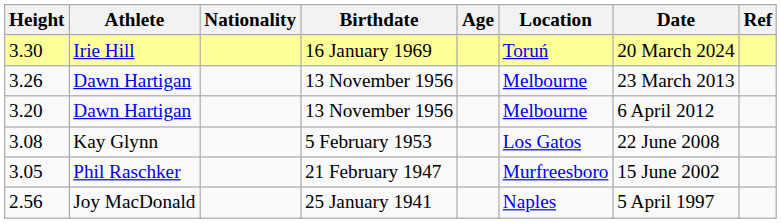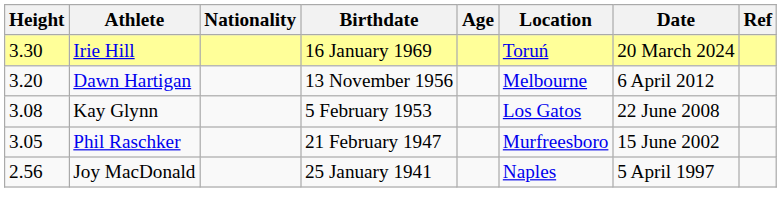- row: (26, 80)
